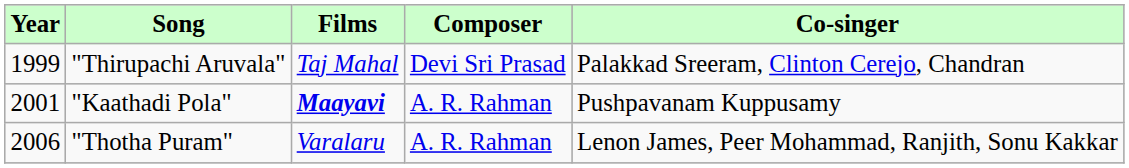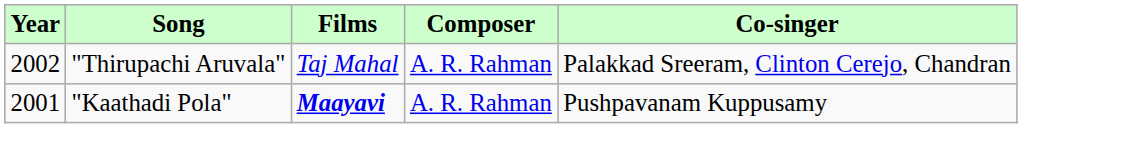(35, 63) 1999 -> (35, 63) 2002
(488, 63) Devi Sri Prasad -> (481, 63) A. R. Rahman
- row: (152, 142)
